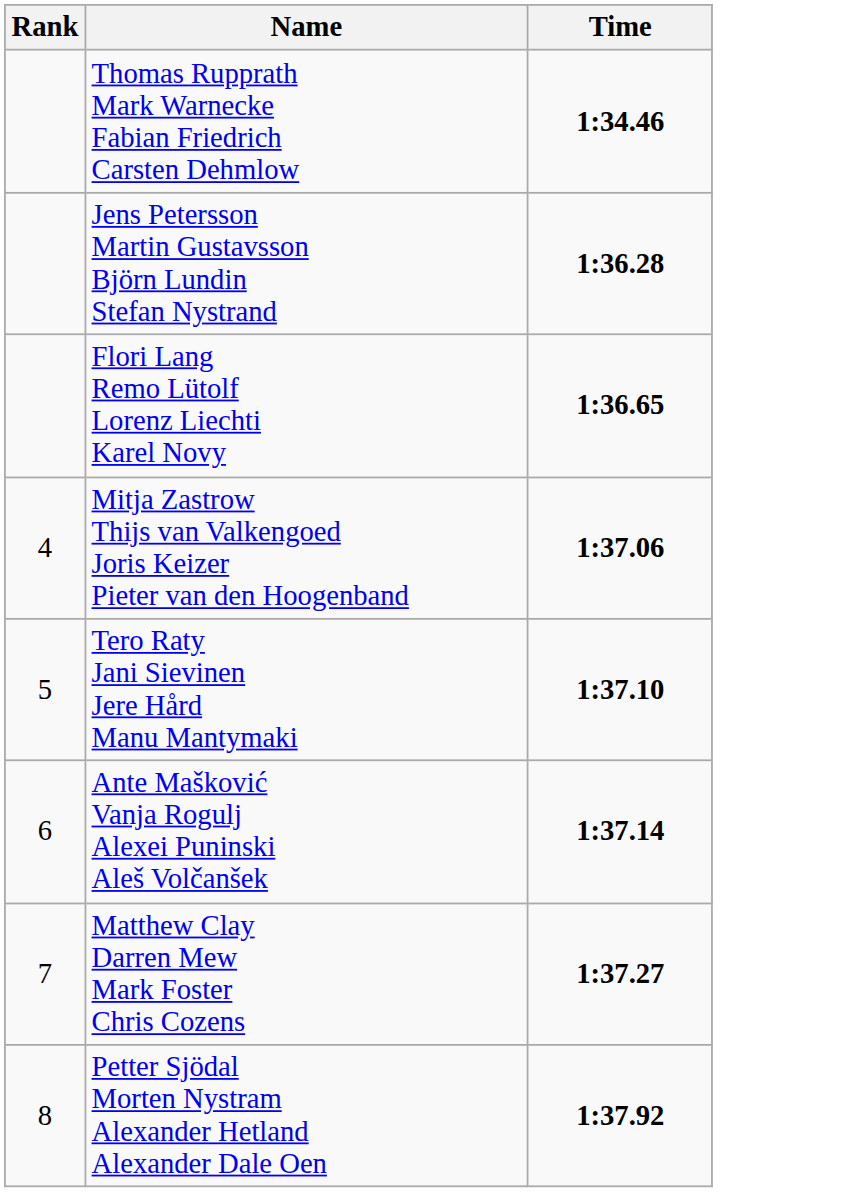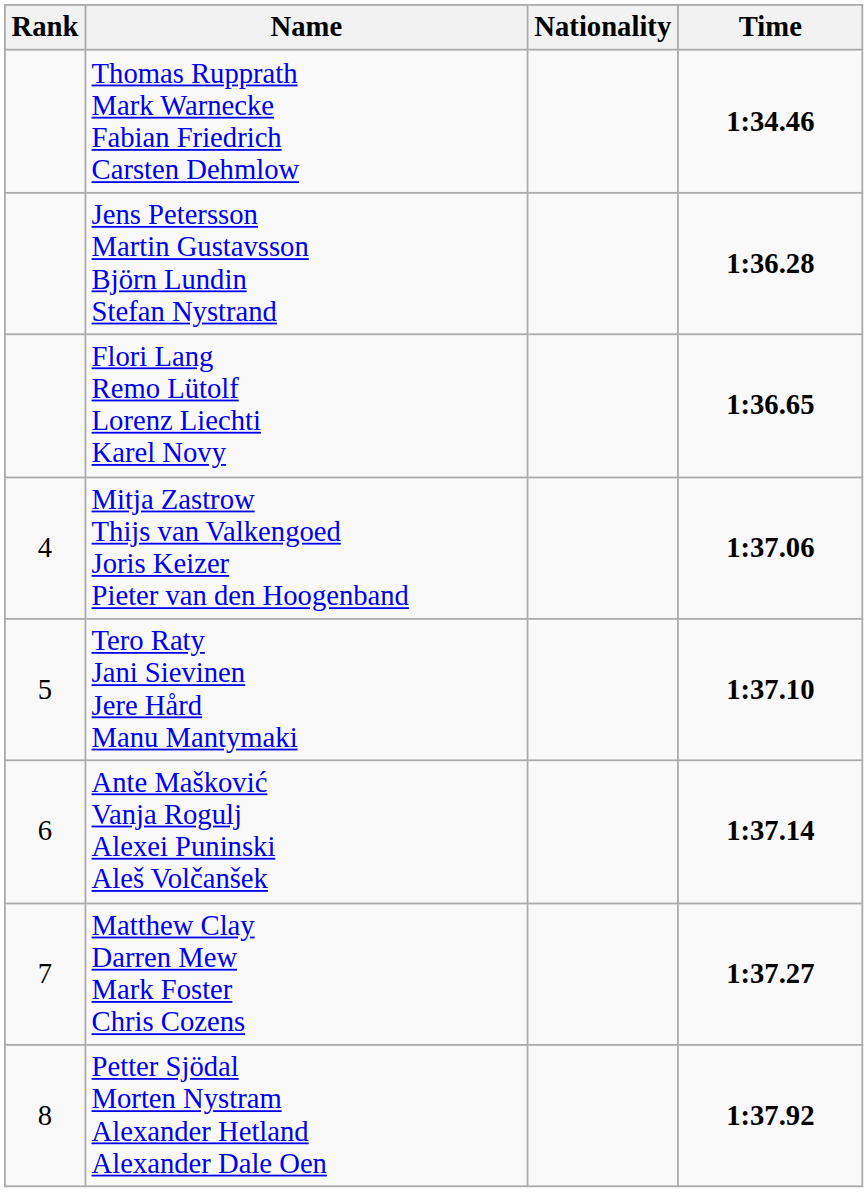+ column: (603, 27)
